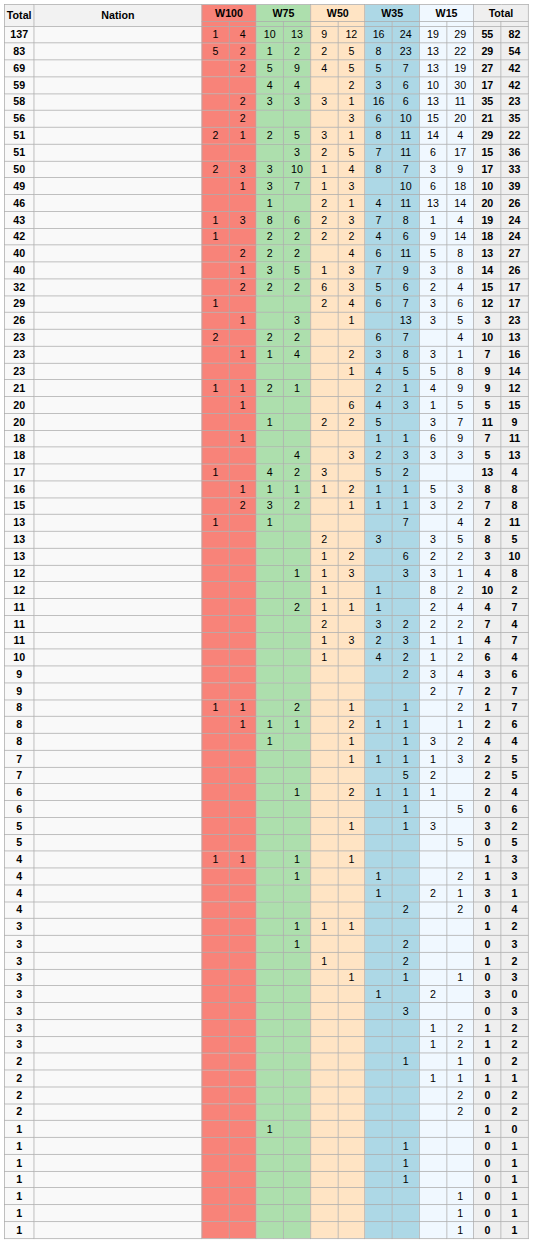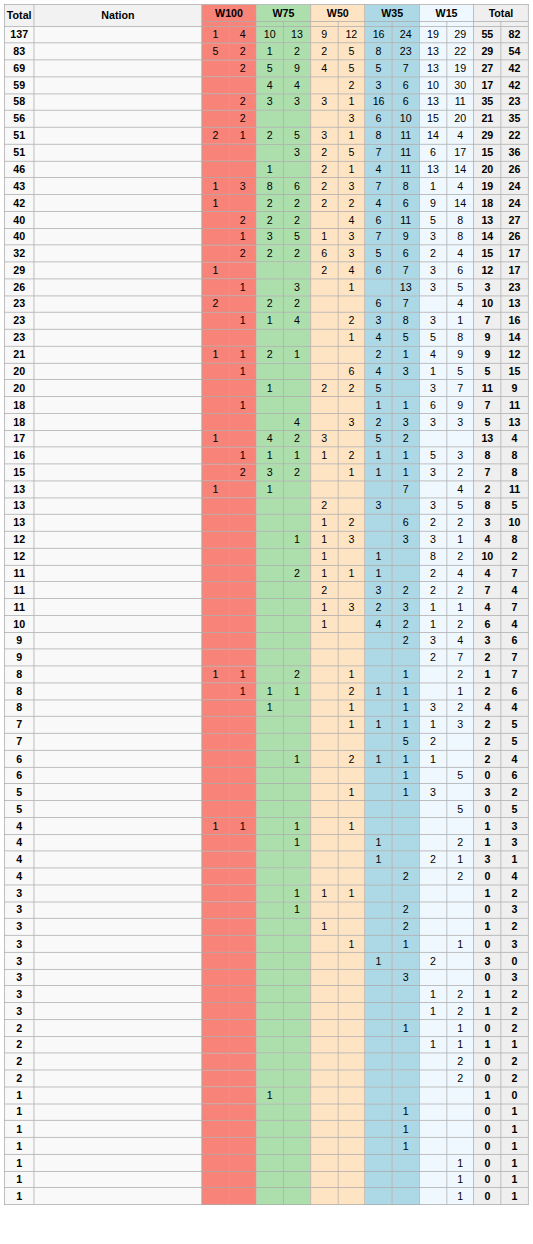- row: (19, 170)
- row: (19, 187)
